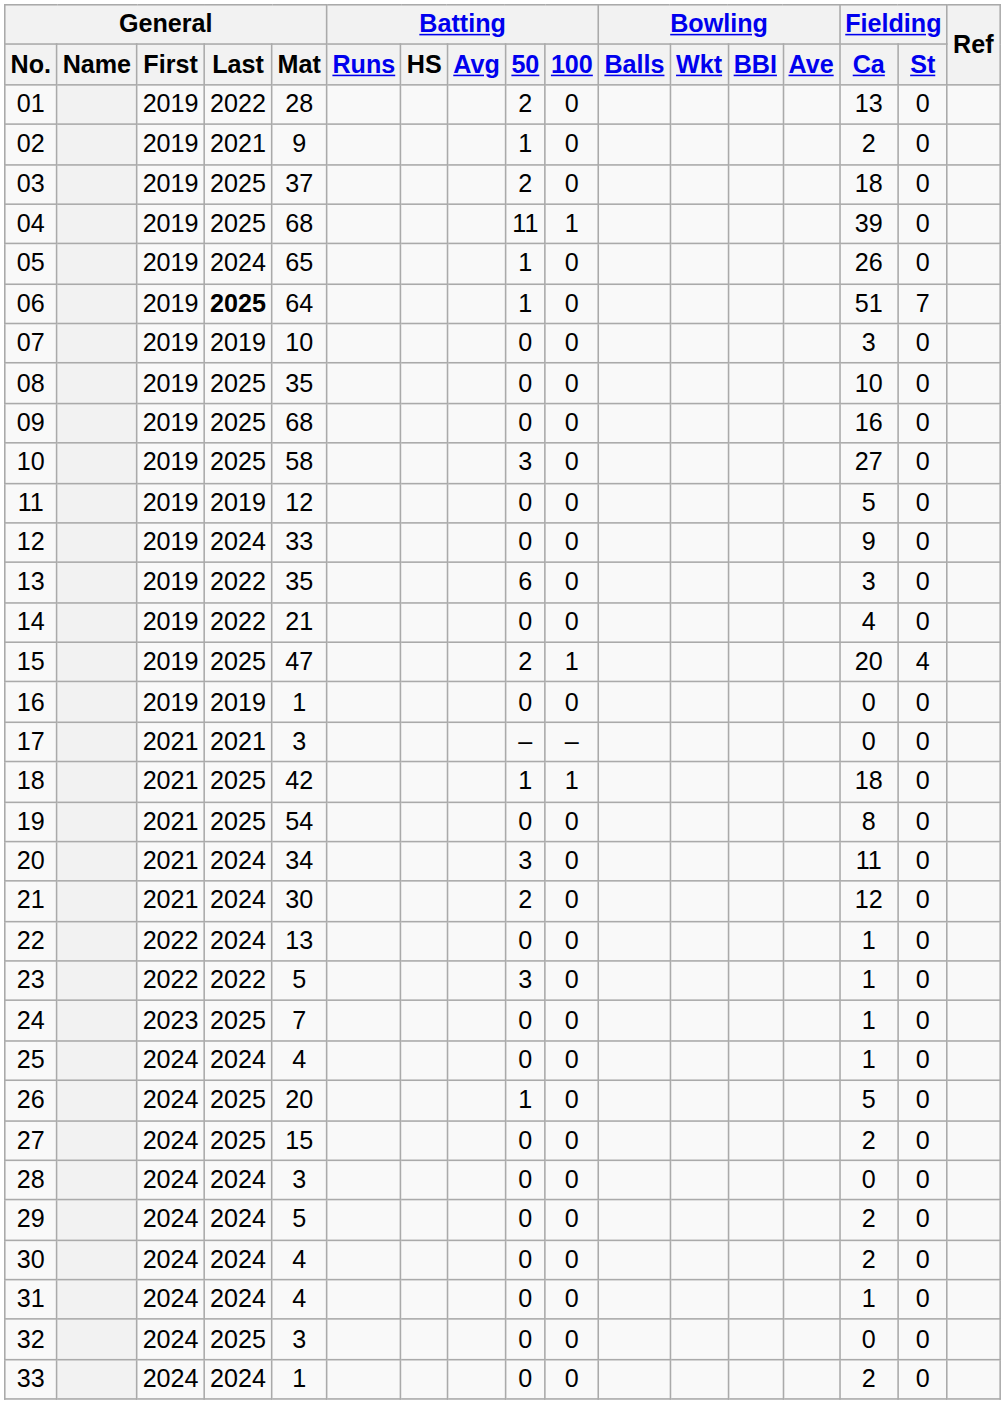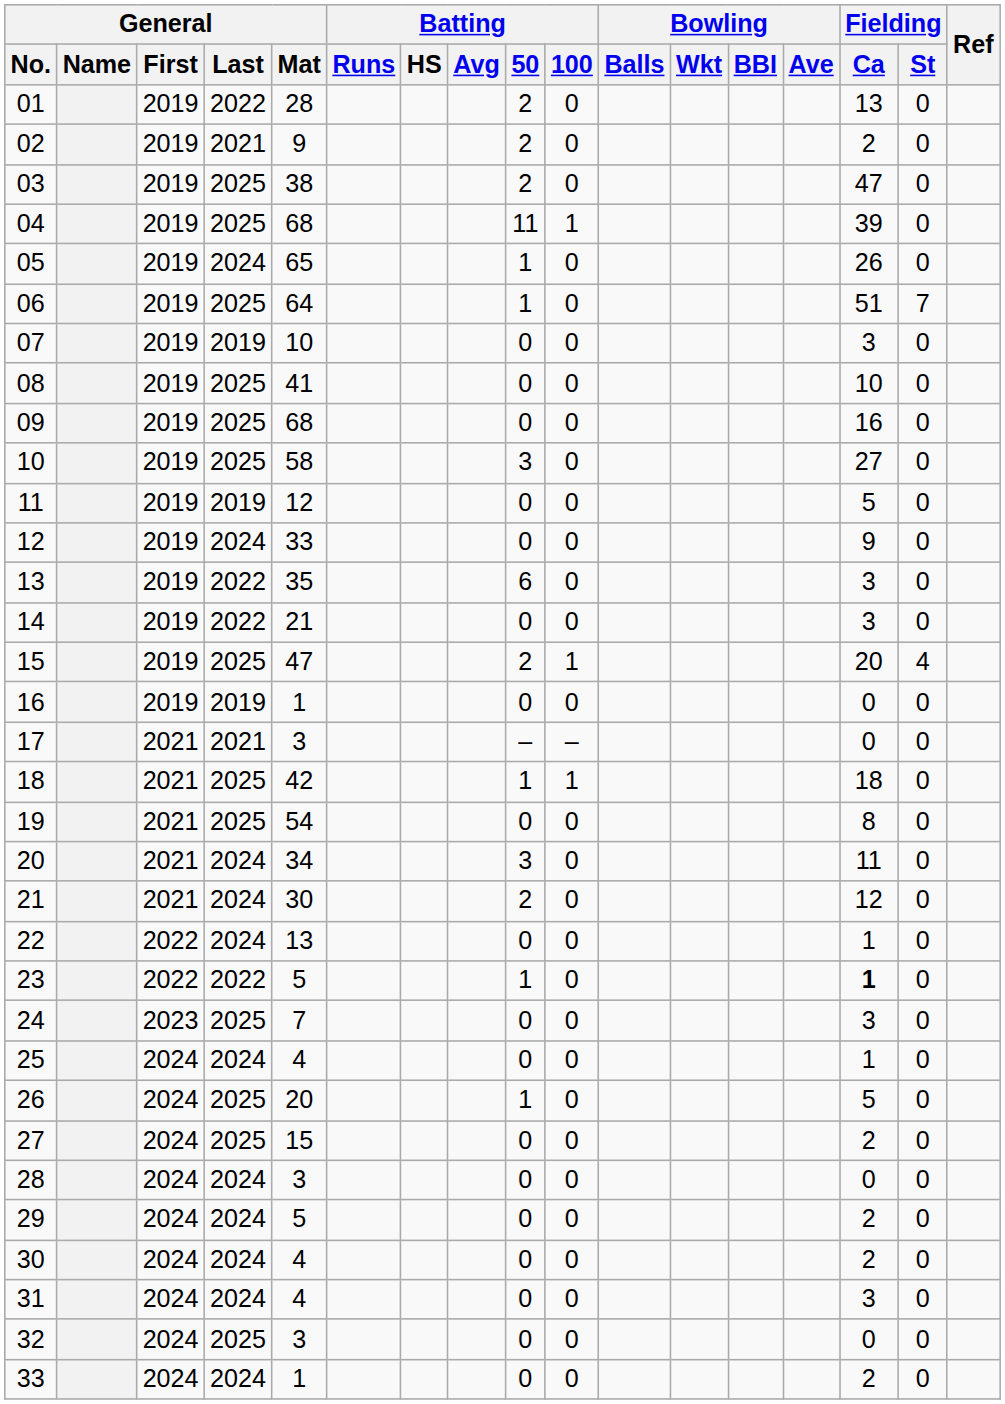(525, 143) 1 -> (525, 143) 2
(299, 183) 37 -> (299, 183) 38
(869, 183) 18 -> (869, 183) 47
(238, 303) bold -> (238, 303) normal
(299, 382) 35 -> (299, 382) 41
(869, 622) 4 -> (869, 622) 3
(525, 980) 3 -> (525, 980) 1
(869, 980) normal -> (869, 980) bold
(869, 1020) 1 -> (869, 1020) 3
(869, 1299) 1 -> (869, 1299) 3
